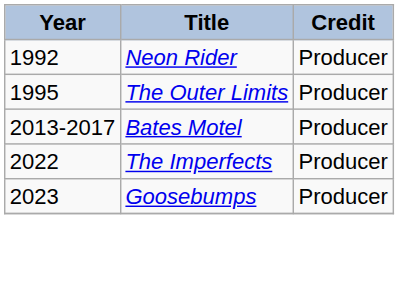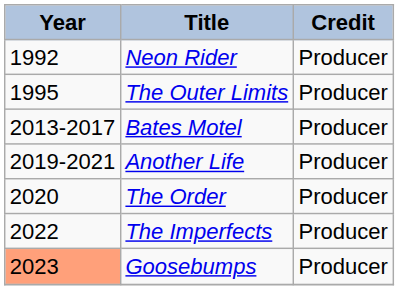+ row: (185, 162)
+ row: (176, 197)
(34, 197) no background -> (34, 267) lightsalmon background
